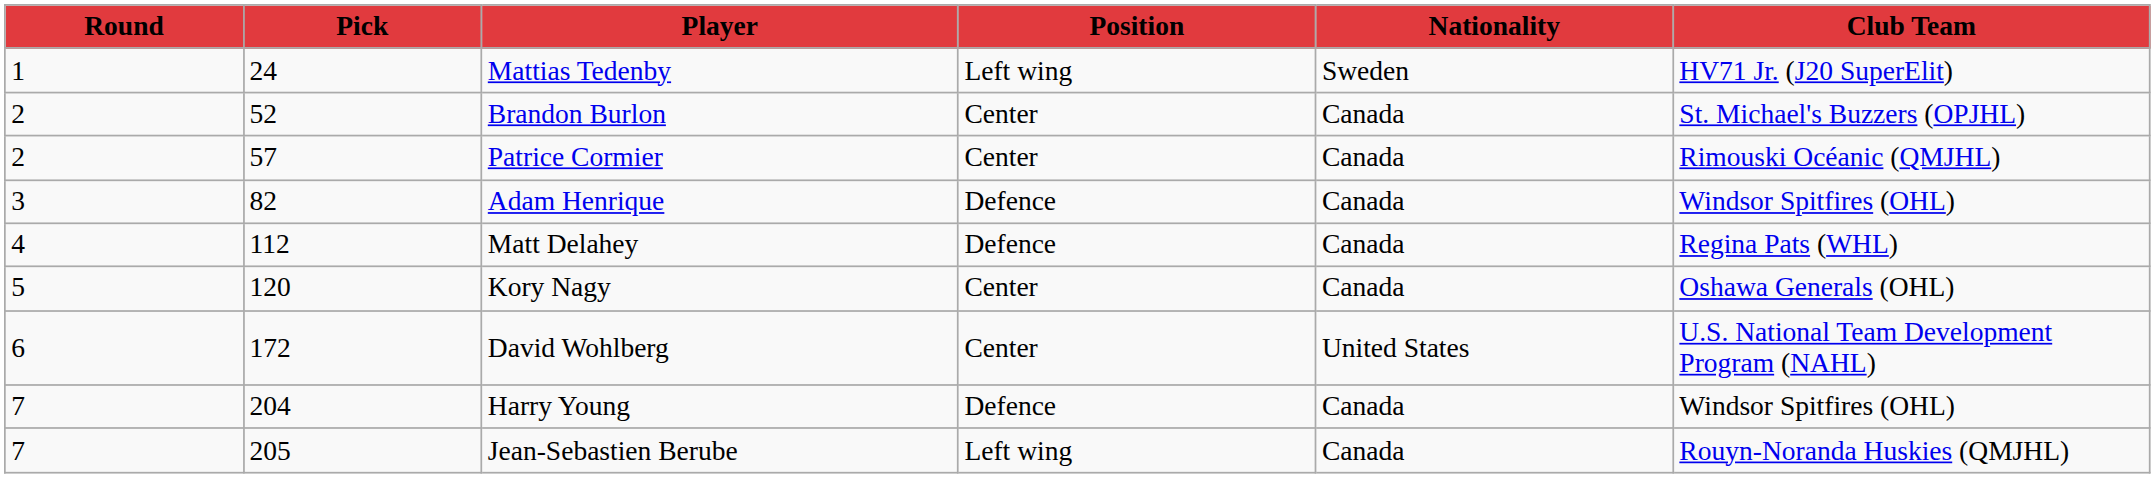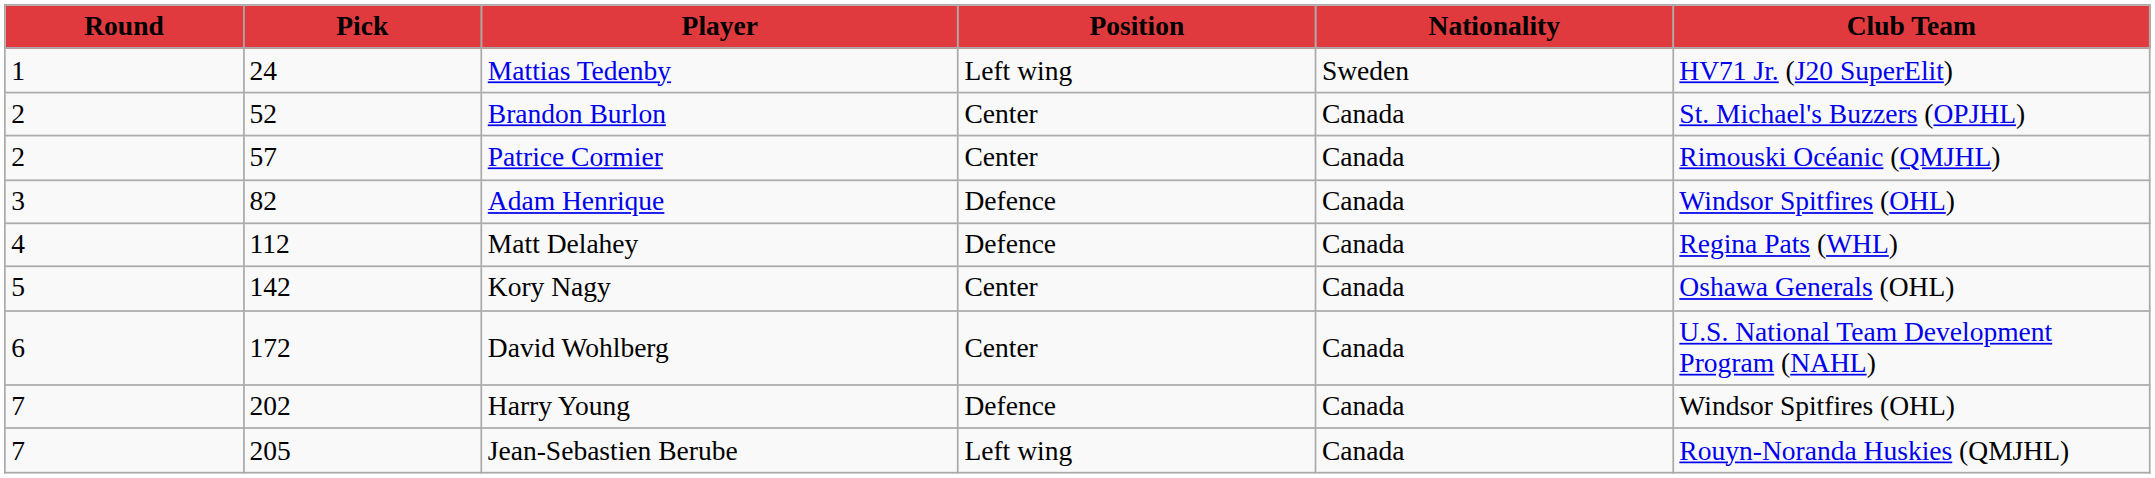(270, 288) 120 -> (270, 288) 142
(1396, 347) United States -> (1363, 347) Canada
(270, 406) 204 -> (270, 406) 202
